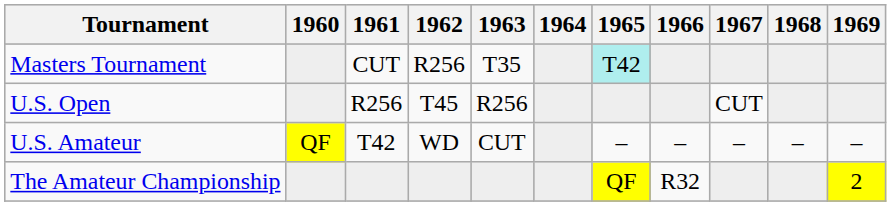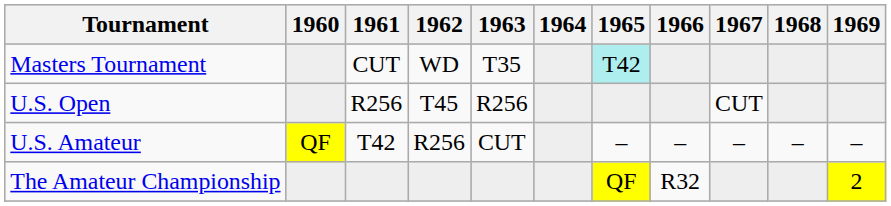(439, 63) R256 -> (439, 63) WD
(439, 142) WD -> (439, 142) R256
